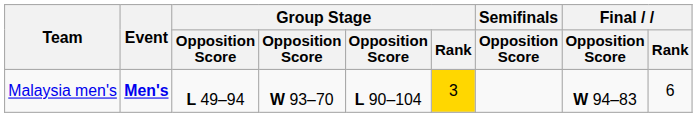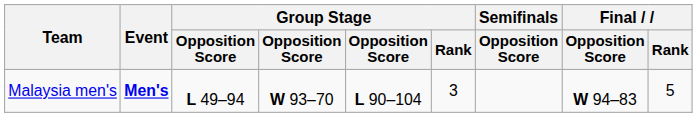(453, 91) gold background -> (453, 91) no background
(670, 91) 6 -> (670, 91) 5
